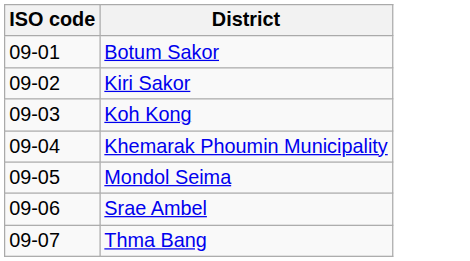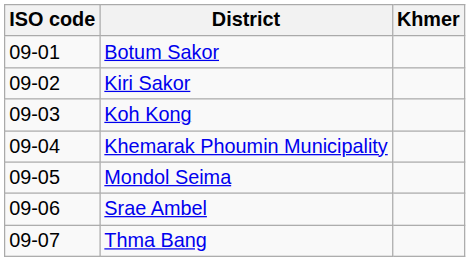+ column: (428, 20)
